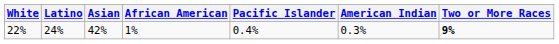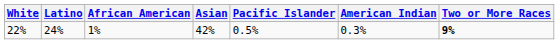columns swapped: (104, 13) <-> (176, 13)
(245, 30) 0.4% -> (245, 30) 0.5%
